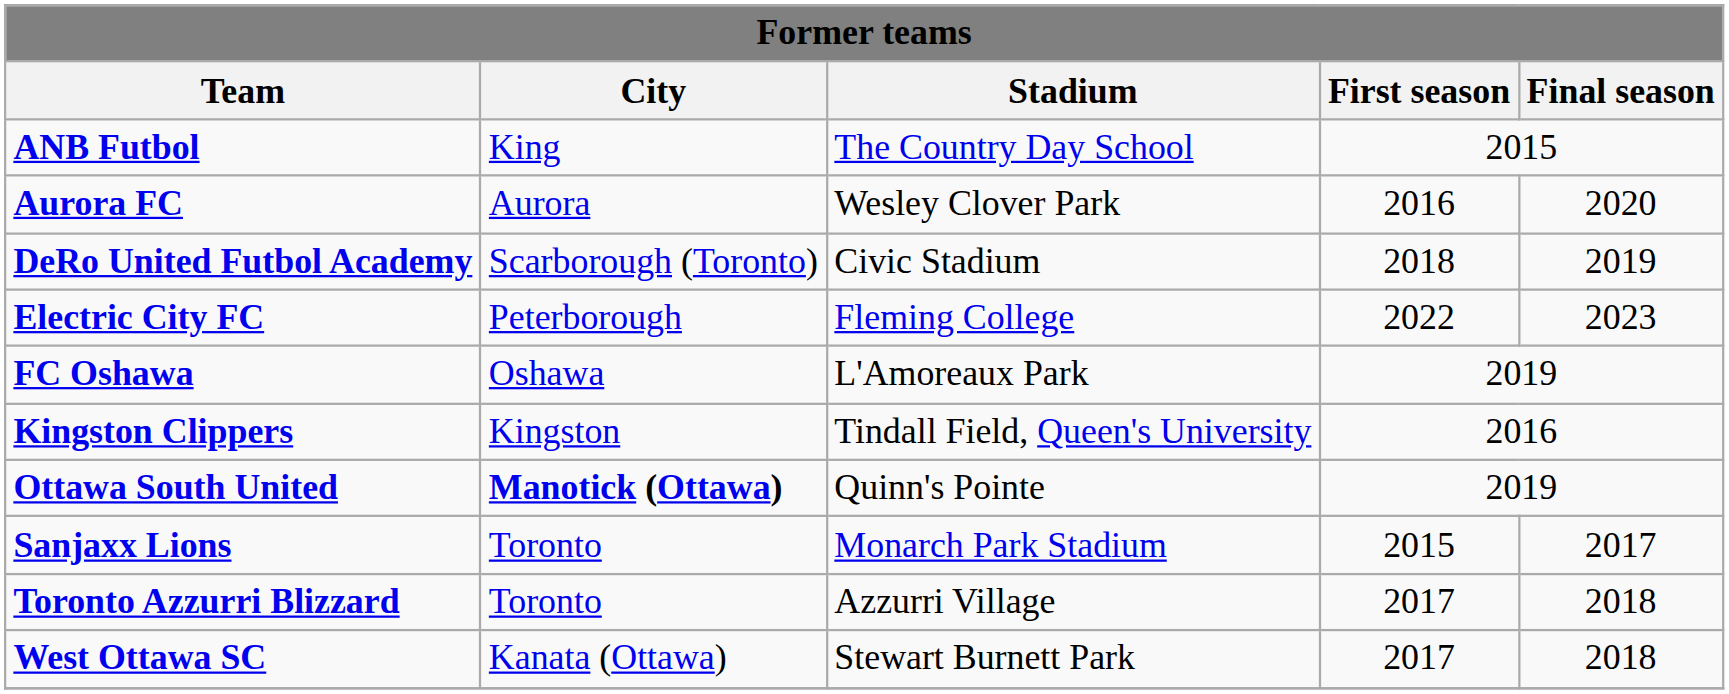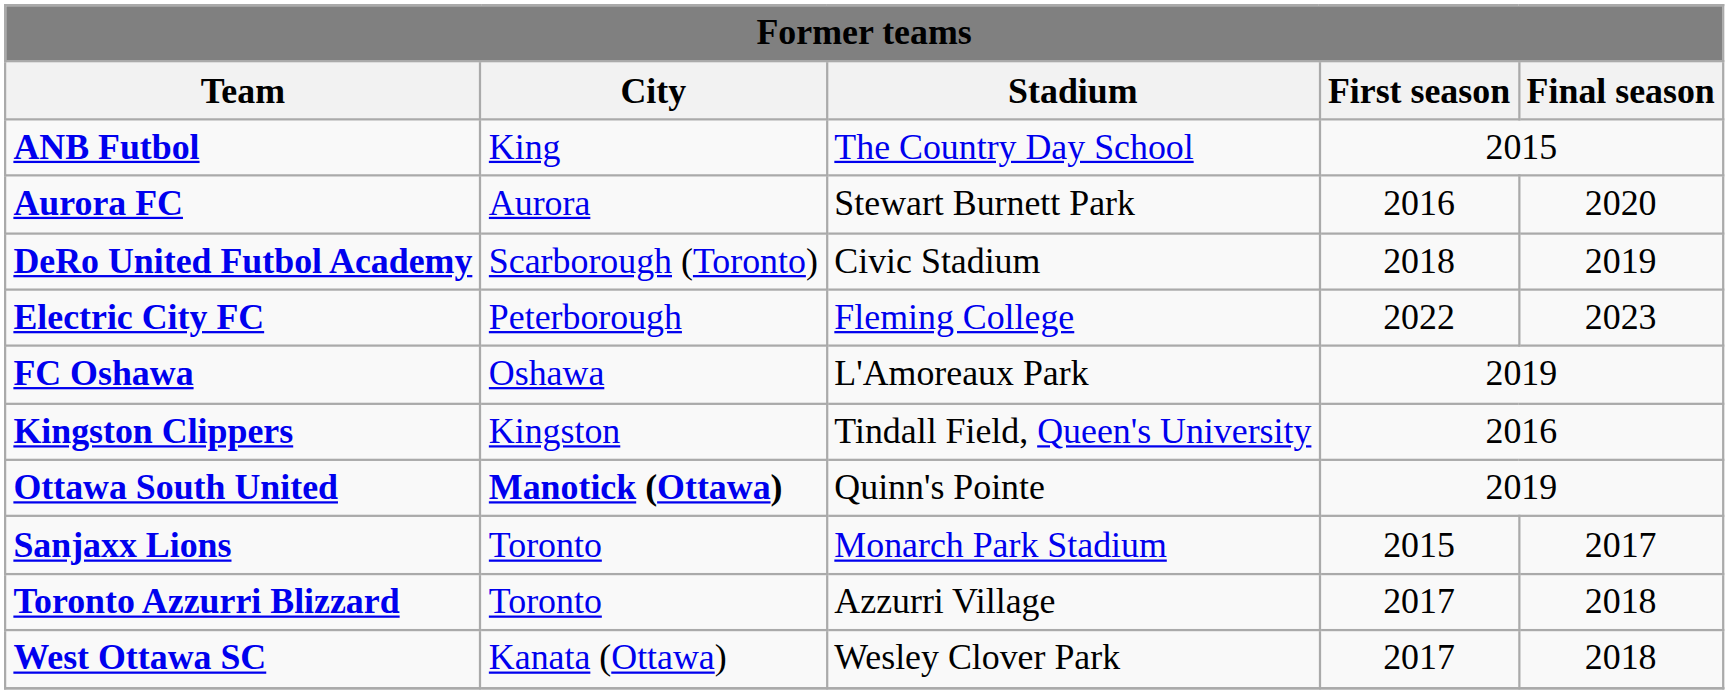(977, 203) Wesley Clover Park -> (985, 203) Stewart Burnett Park
(985, 658) Stewart Burnett Park -> (977, 658) Wesley Clover Park
